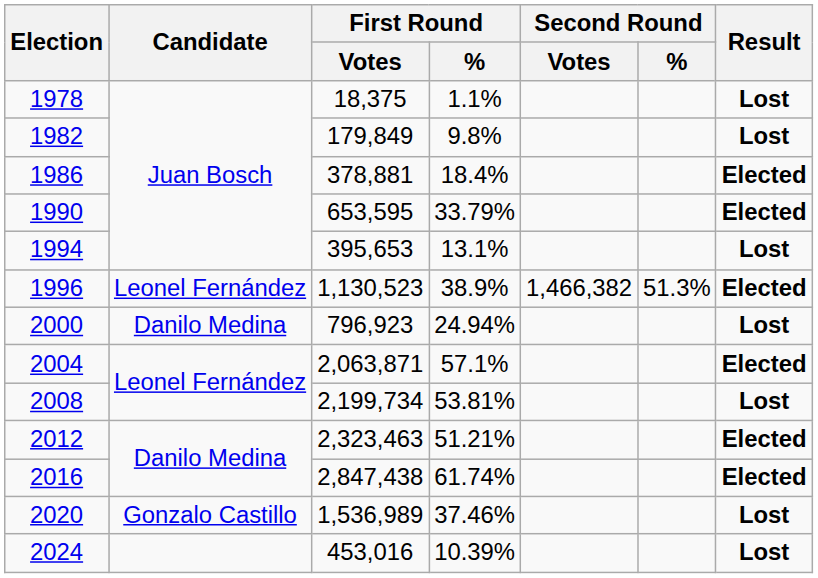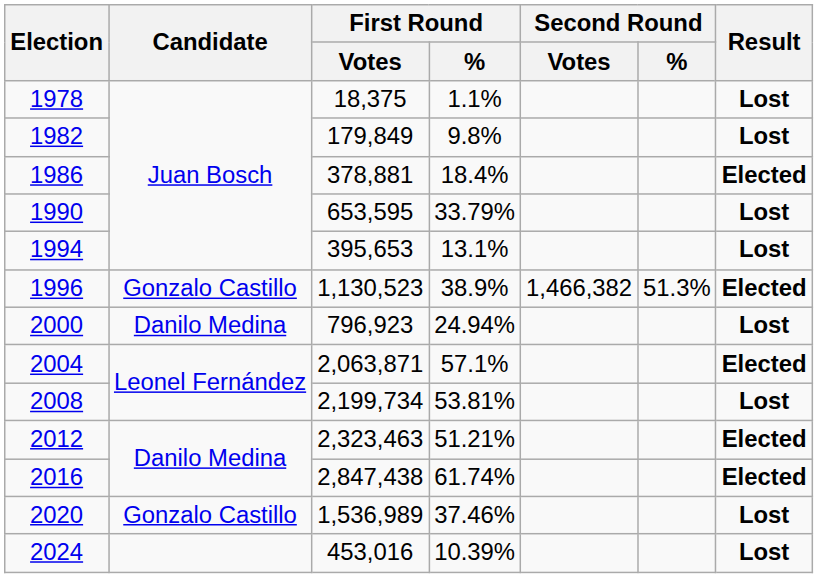(764, 212) Elected -> (764, 212) Lost
(210, 288) Leonel Fernández -> (210, 288) Gonzalo Castillo
